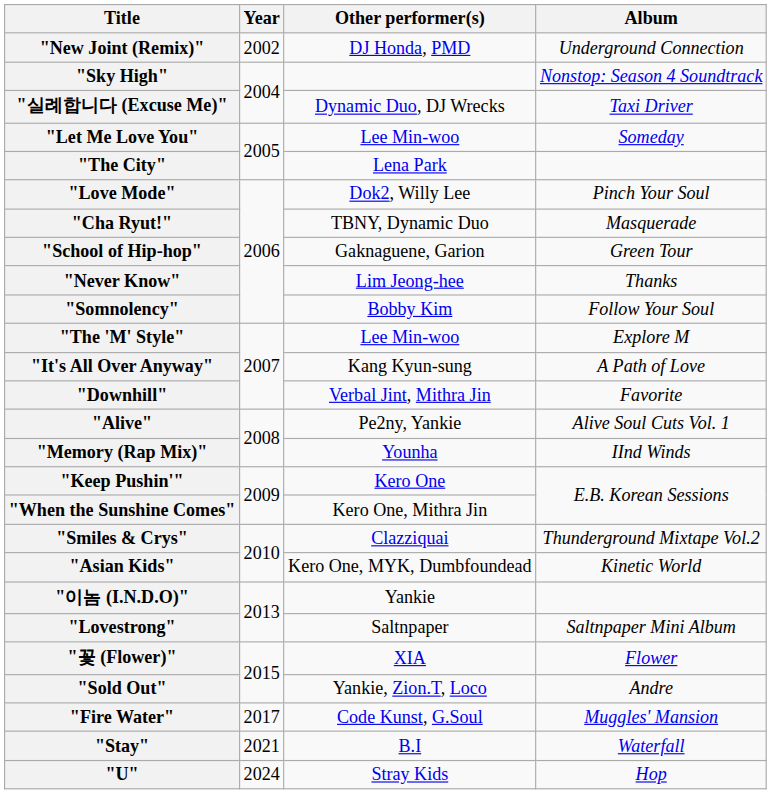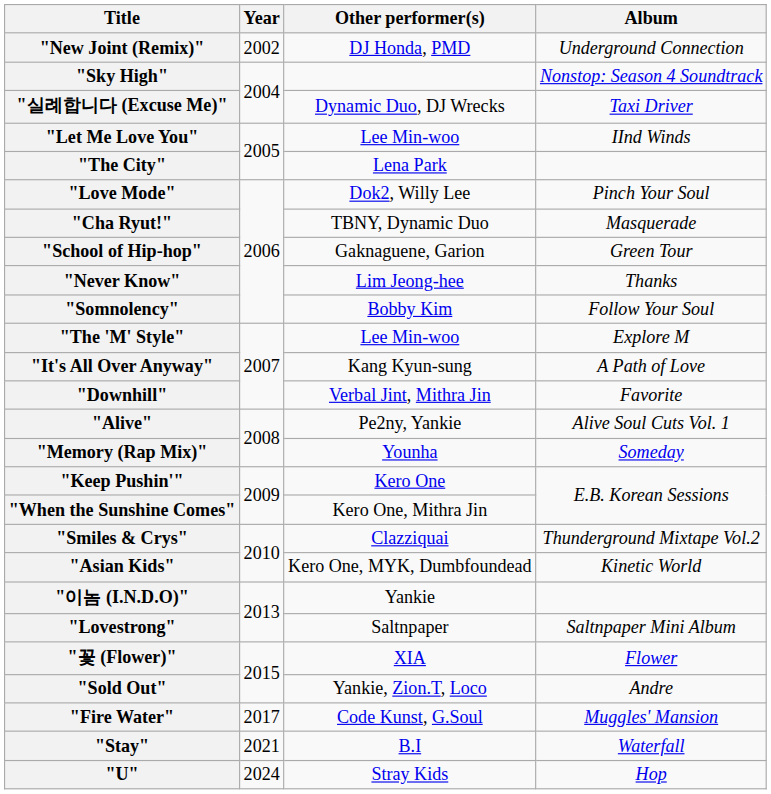(651, 136) Someday -> (651, 136) IInd Winds
(651, 452) IInd Winds -> (651, 452) Someday
